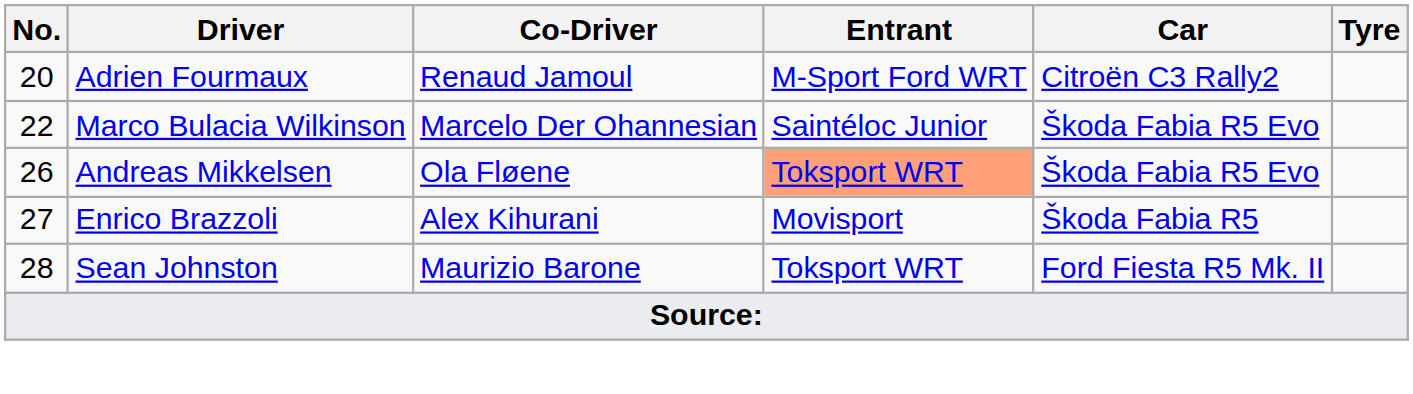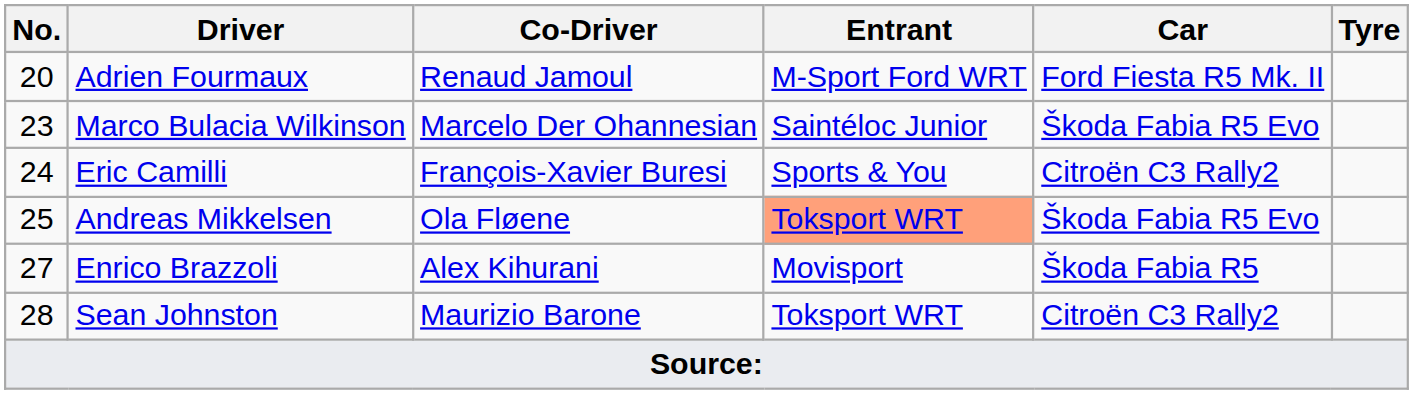(1160, 76) Citroën C3 Rally2 -> (1183, 76) Ford Fiesta R5 Mk. II
(37, 124) 22 -> (37, 124) 23
+ row: (151, 172)
(37, 172) 26 -> (37, 220) 25
(1183, 268) Ford Fiesta R5 Mk. II -> (1160, 315) Citroën C3 Rally2
